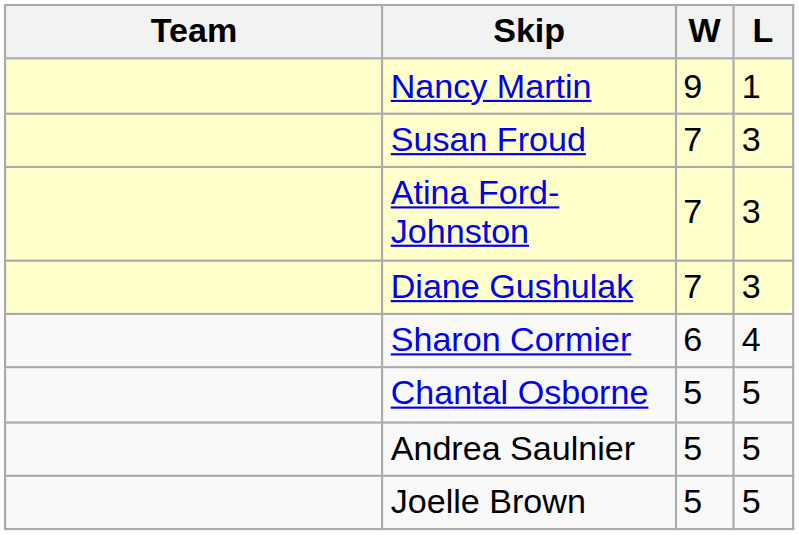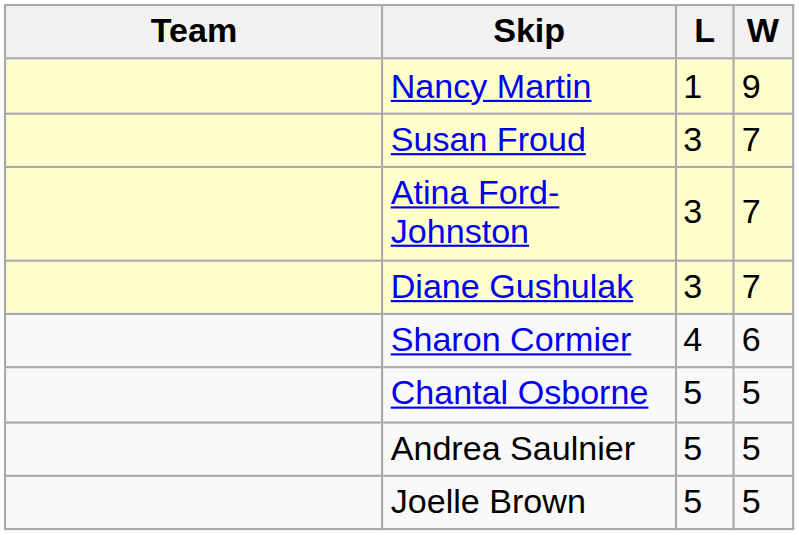columns swapped: (705, 31) <-> (763, 31)
